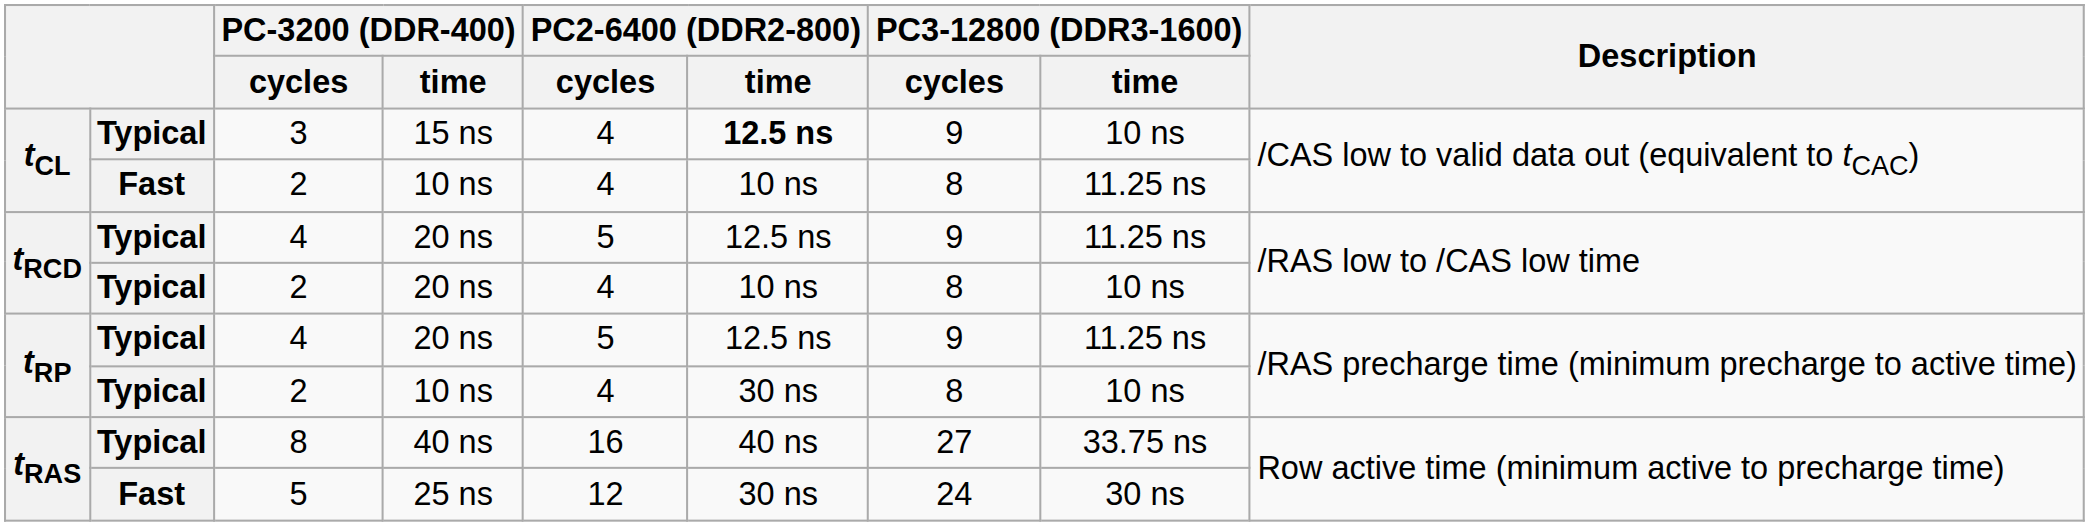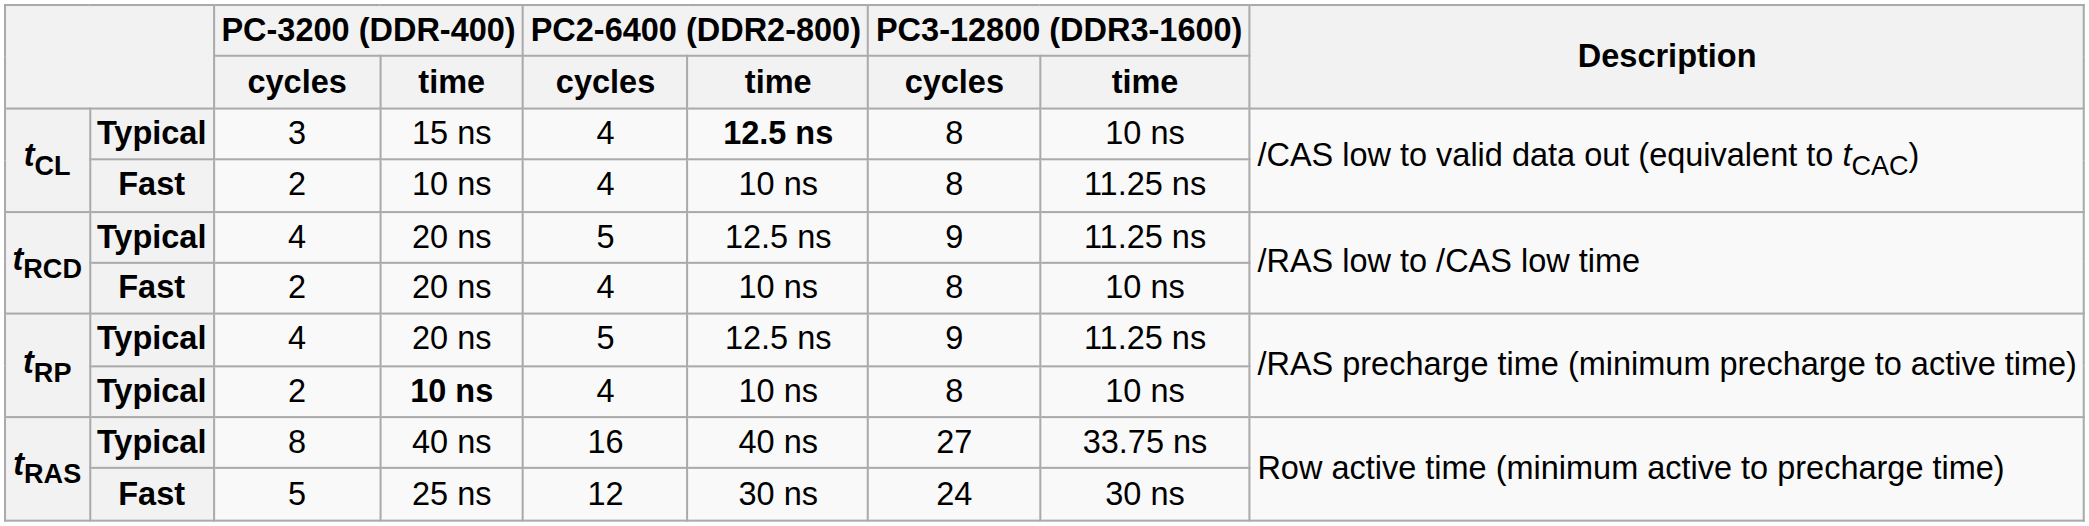(954, 133) 9 -> (954, 133) 8
(152, 287) Typical -> (152, 287) Fast
(453, 390) normal -> (452, 390) bold
(778, 390) 30 ns -> (778, 390) 10 ns
